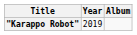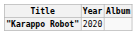(93, 24) 2019 -> (93, 24) 2020
